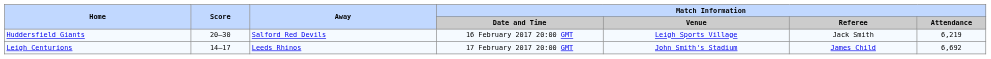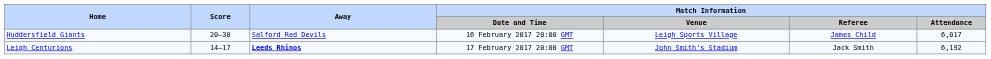(853, 35) Jack Smith -> (853, 35) James Child
(951, 35) 6,219 -> (951, 35) 6,017
(277, 48) normal -> (277, 48) bold
(853, 48) James Child -> (853, 48) Jack Smith
(951, 48) 6,692 -> (951, 48) 6,192
